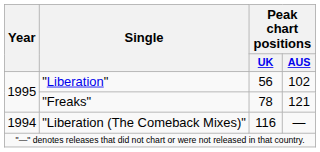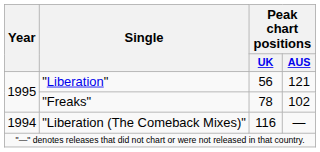(299, 81) 102 -> (299, 81) 121
(299, 102) 121 -> (299, 102) 102
